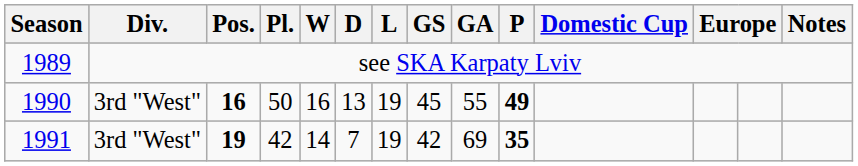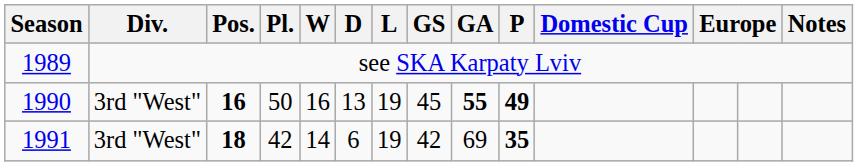(475, 101) normal -> (475, 101) bold
(234, 140) 19 -> (234, 140) 18
(353, 140) 7 -> (353, 140) 6
